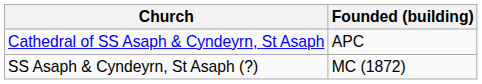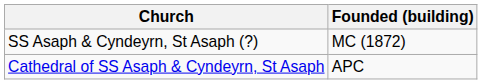rows swapped: (166, 41) <-> (133, 66)
